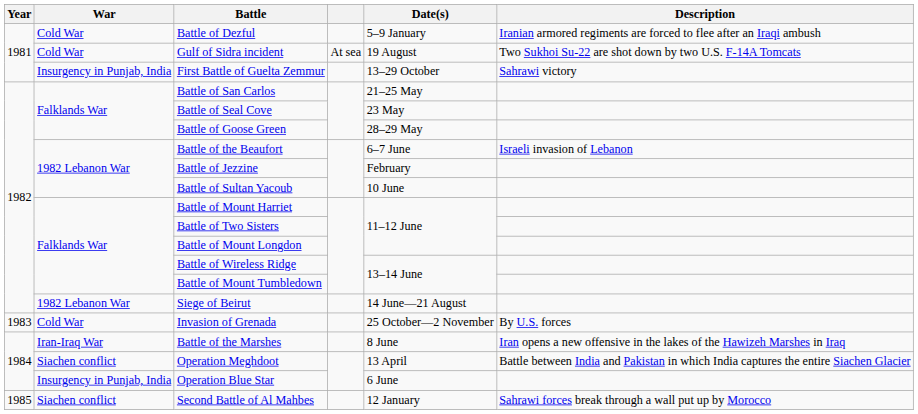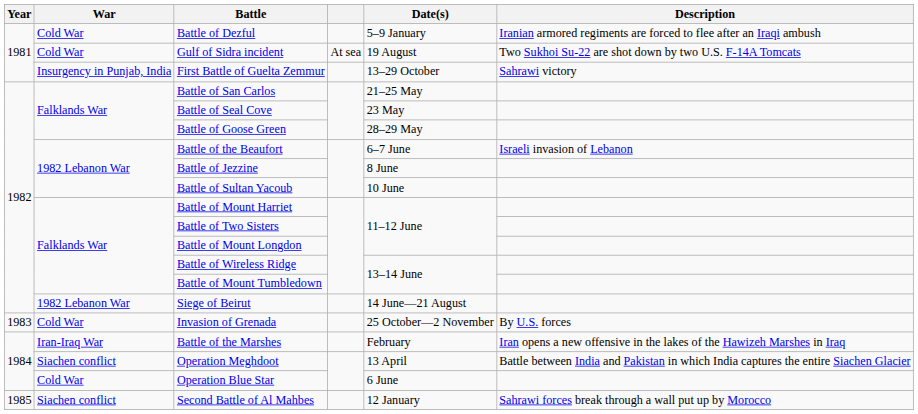(389, 168) February -> (382, 168) 8 June
(382, 341) 8 June -> (389, 341) February
(104, 380) Insurgency in Punjab, India -> (60, 380) Cold War
